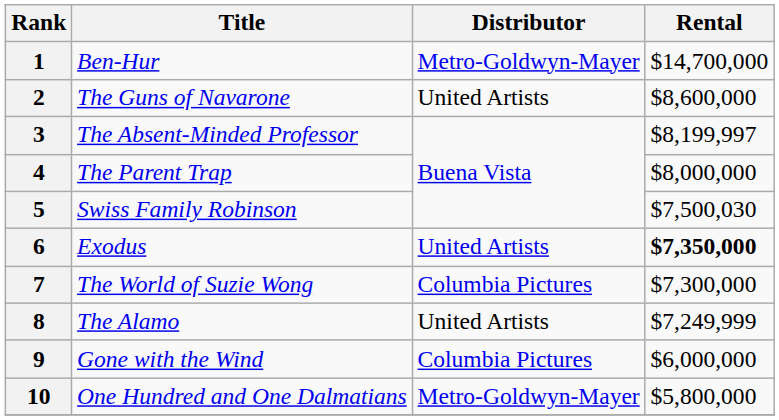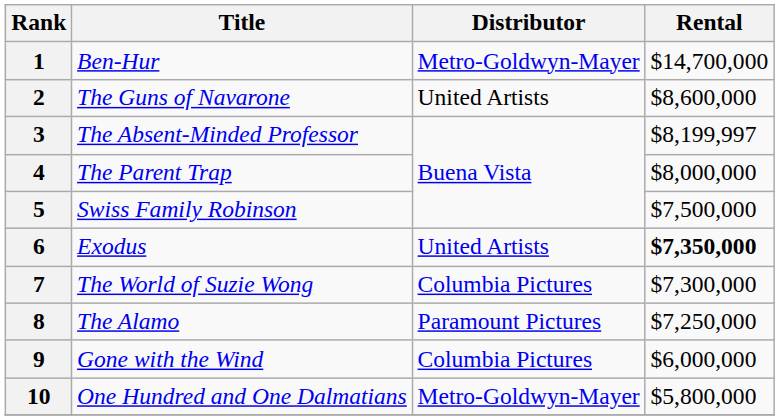(703, 209) $7,500,030 -> (703, 209) $7,500,000
(483, 321) United Artists -> (509, 321) Paramount Pictures
(703, 321) $7,249,999 -> (703, 321) $7,250,000
